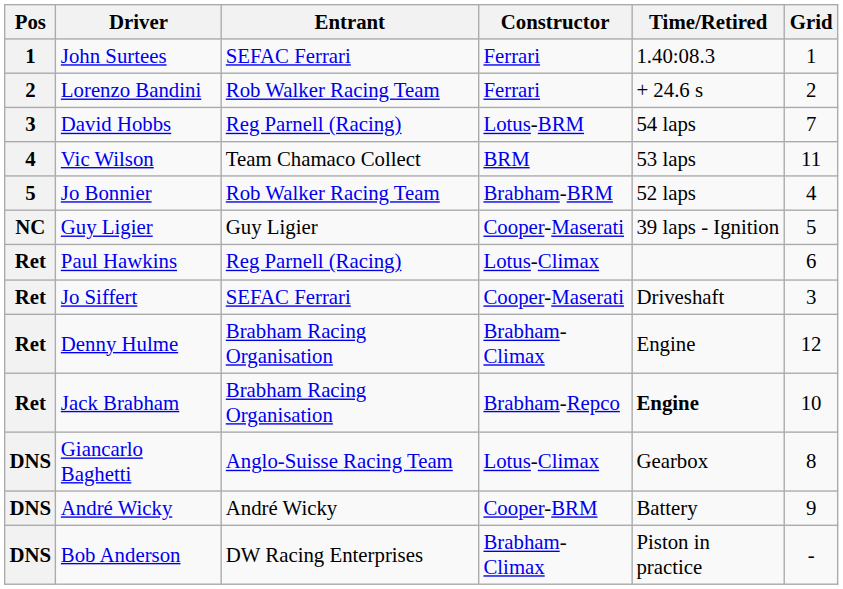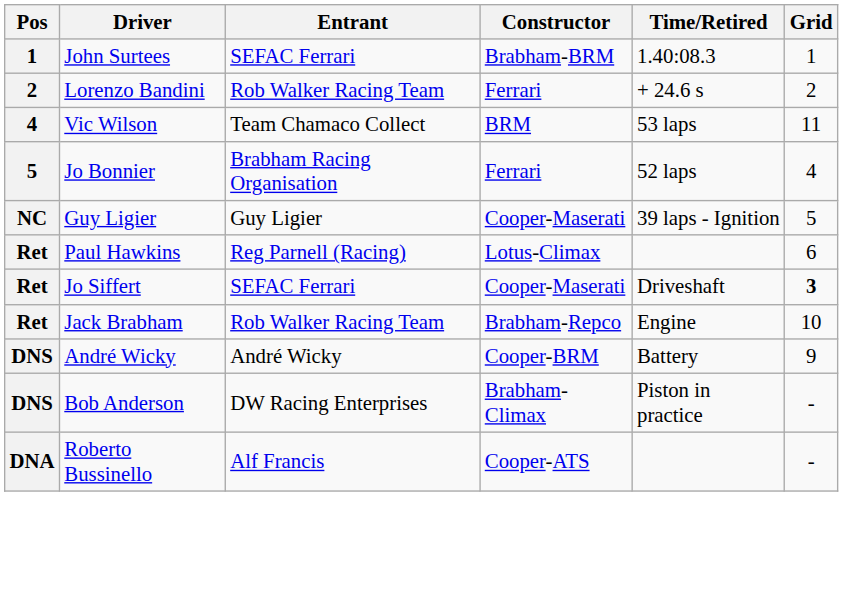(512, 56) Ferrari -> (549, 56) Brabham-BRM
- row: (116, 124)
(333, 193) Rob Walker Racing Team -> (300, 171) Brabham Racing Organisation
(548, 193) Brabham-BRM -> (513, 171) Ferrari
(811, 296) normal -> (811, 286) bold
- row: (119, 343)
(296, 402) Brabham Racing Organisation -> (337, 321) Rob Walker Racing Team
(668, 402) bold -> (666, 321) normal
- row: (102, 461)
+ row: (108, 461)
